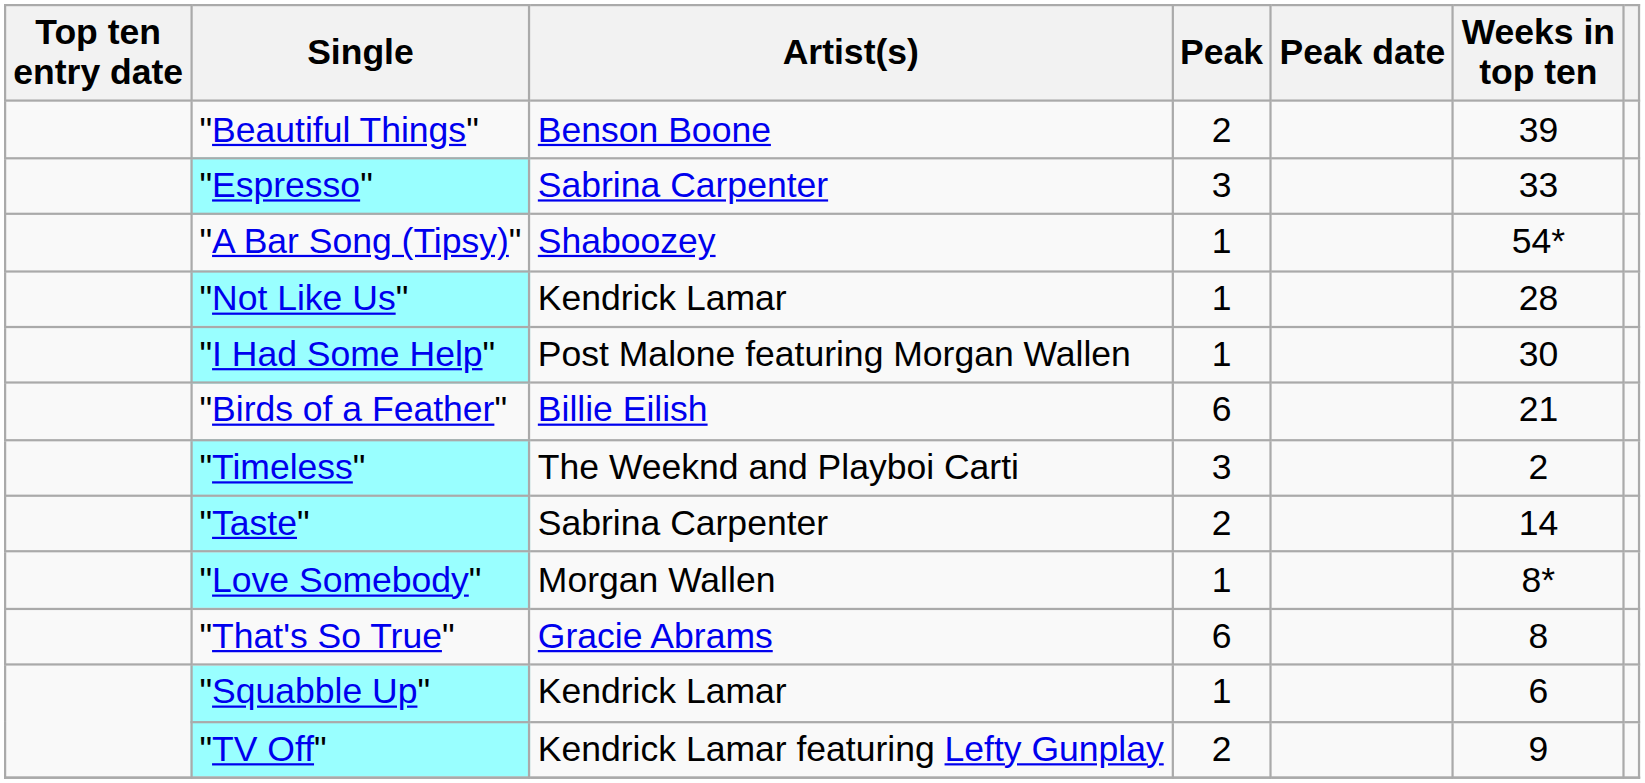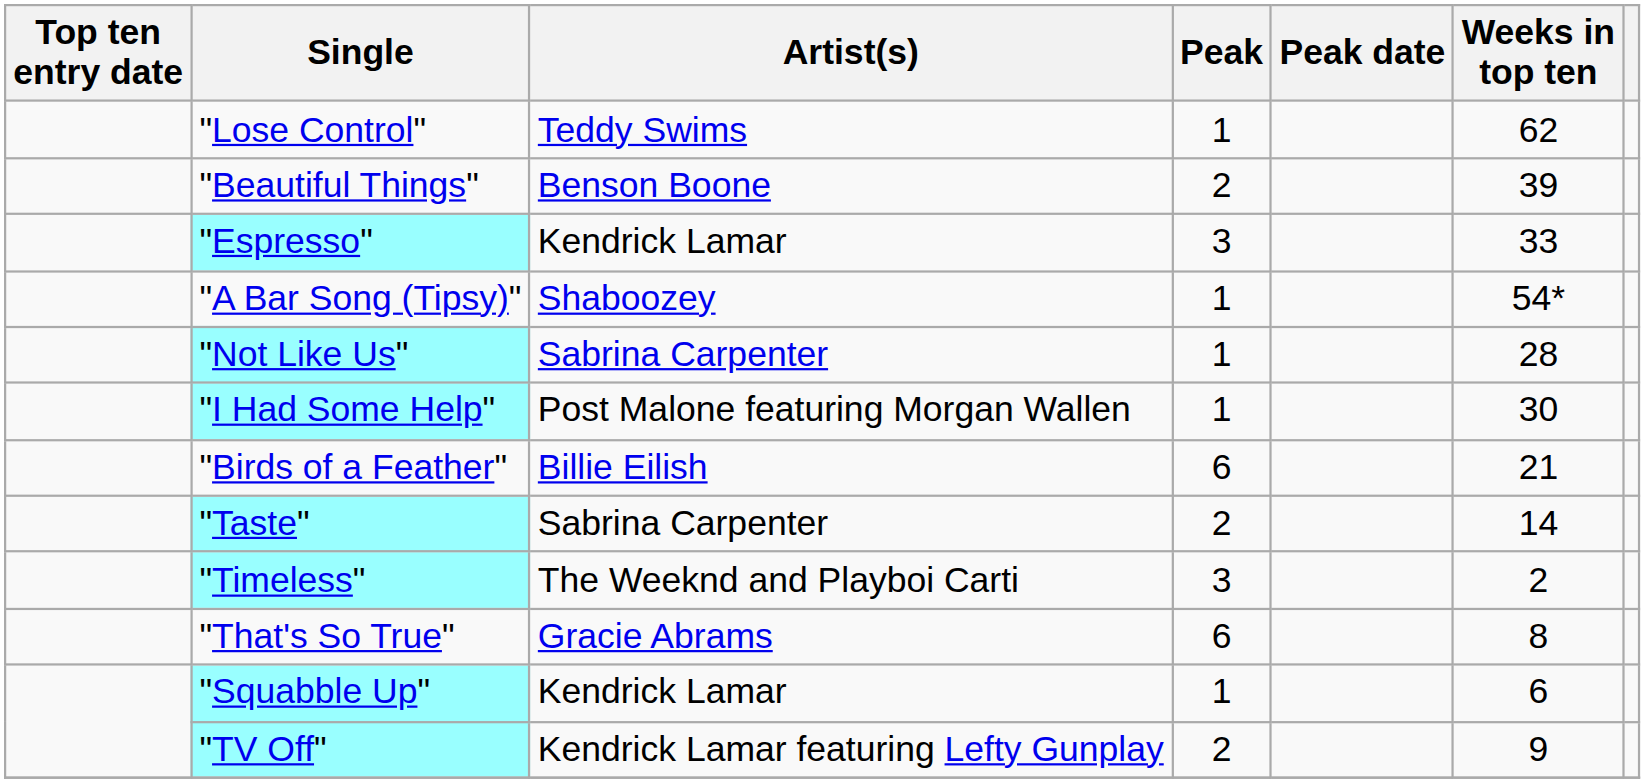+ row: (313, 128)
(683, 185) Sabrina Carpenter -> (662, 241) Kendrick Lamar
(662, 297) Kendrick Lamar -> (683, 354) Sabrina Carpenter
rows swapped: (255, 523) <-> (282, 466)
- row: (340, 579)
